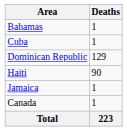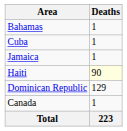rows swapped: (47, 57) <-> (23, 88)
(96, 73) no background -> (96, 73) lightyellow background
